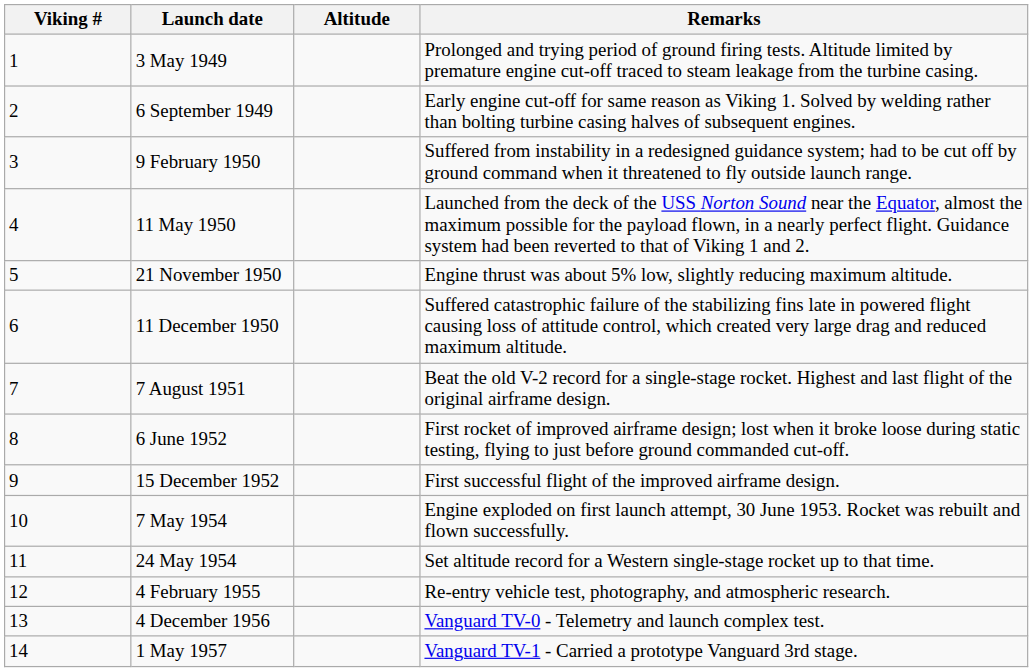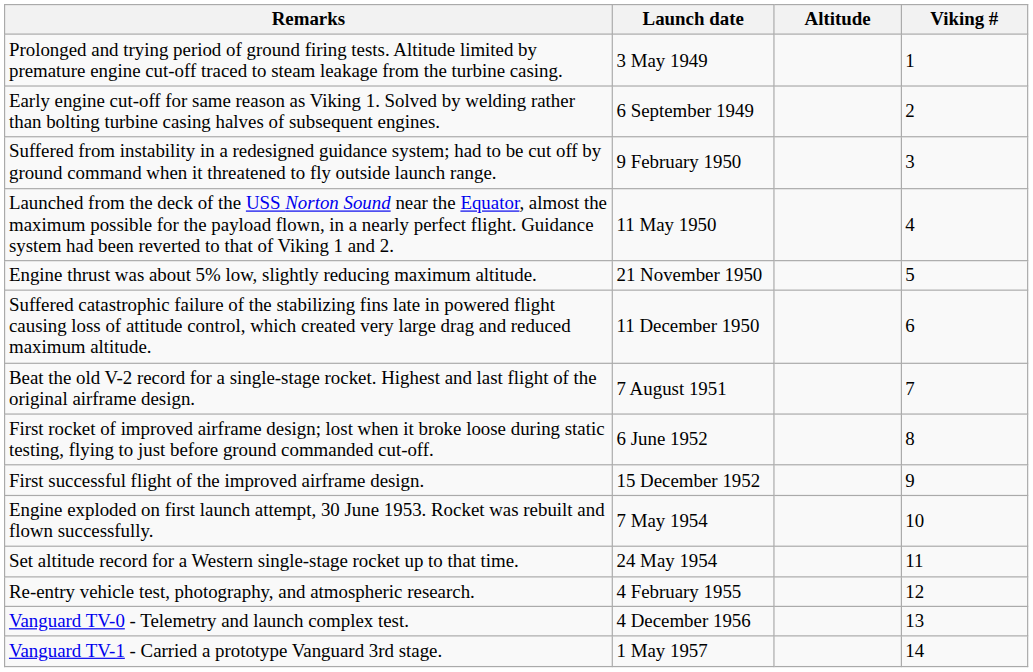columns swapped: (68, 19) <-> (724, 19)
